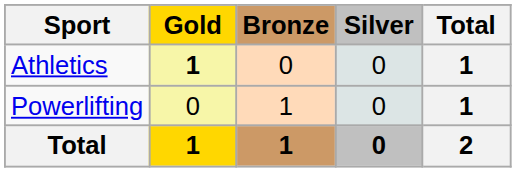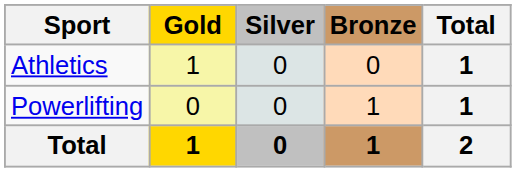columns swapped: (379, 25) <-> (286, 25)
(193, 65) bold -> (193, 65) normal
